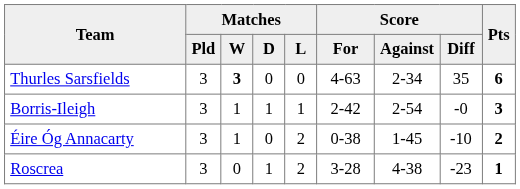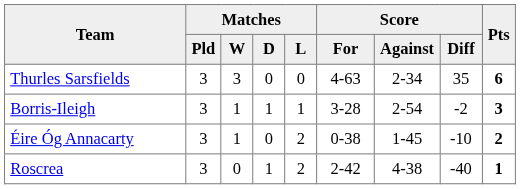(237, 79) bold -> (237, 79) normal
(346, 109) 2-42 -> (346, 109) 3-28
(461, 109) -0 -> (461, 109) -2
(346, 168) 3-28 -> (346, 168) 2-42
(461, 168) -23 -> (461, 168) -40
